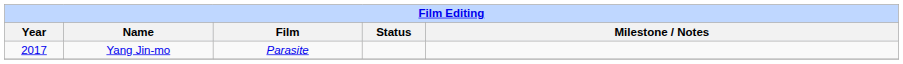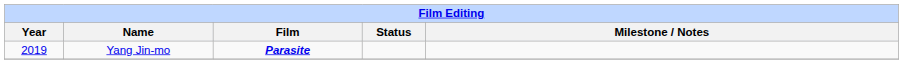(34, 50) 2017 -> (34, 50) 2019
(288, 50) normal -> (288, 50) bold
